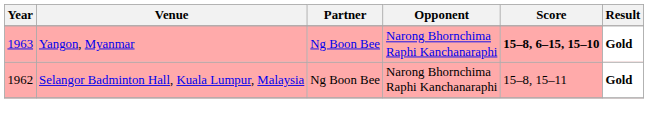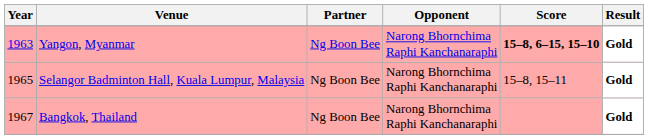(20, 80) 1962 -> (20, 80) 1965
+ row: (88, 116)
